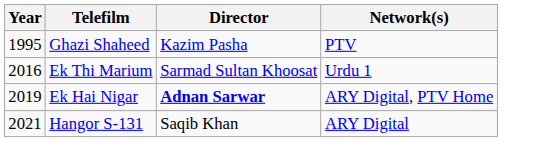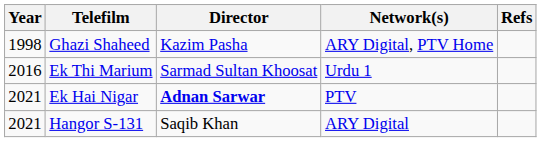+ column: (517, 17)
(25, 44) 1995 -> (25, 44) 1998
(341, 44) PTV -> (409, 44) ARY Digital, PTV Home
(25, 96) 2019 -> (25, 96) 2021
(409, 96) ARY Digital, PTV Home -> (341, 96) PTV
